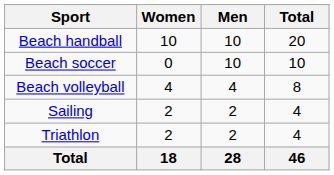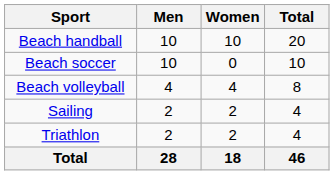columns swapped: (233, 17) <-> (168, 17)
